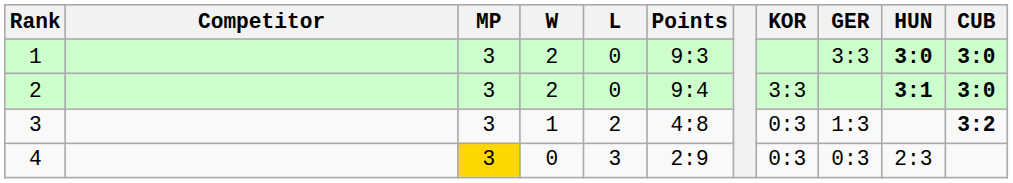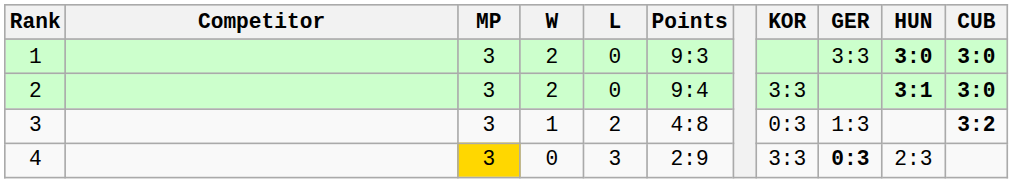(787, 160) 0:3 -> (787, 160) 3:3
(850, 160) normal -> (850, 160) bold
